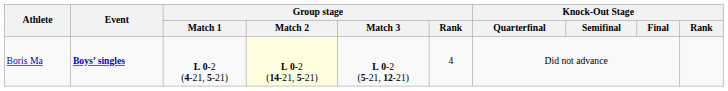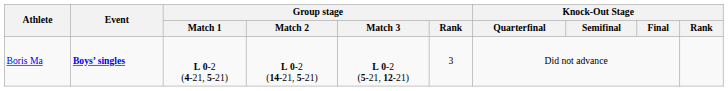(292, 73) lightyellow background -> (292, 73) no background
(451, 61) 4 -> (451, 61) 3
